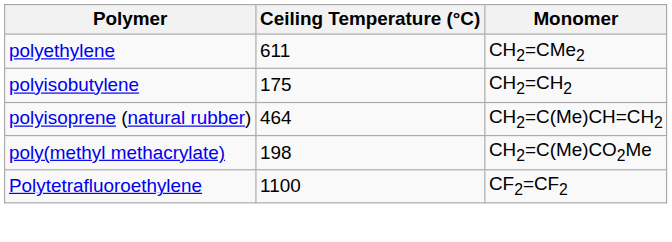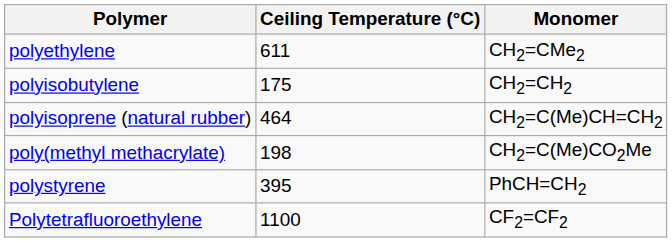+ row: (57, 186)
